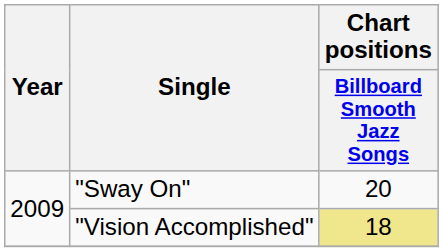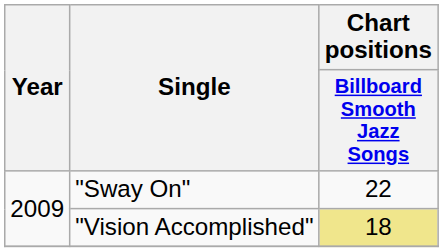(378, 189) 20 -> (378, 189) 22
